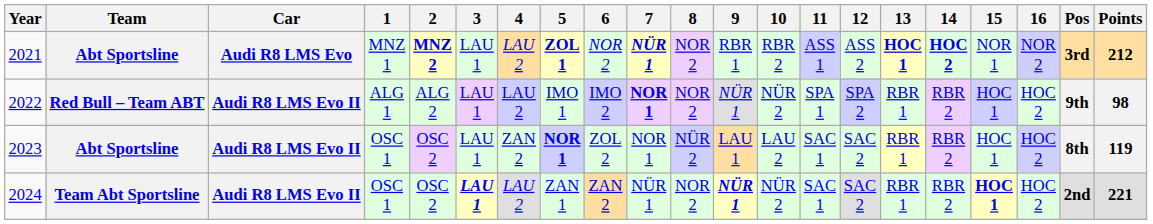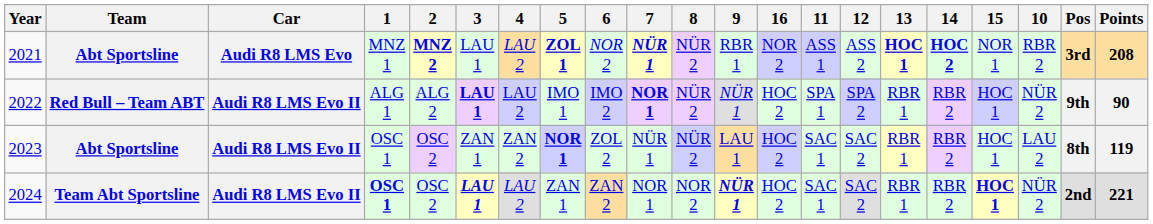columns swapped: (778, 17) <-> (1038, 17)
(693, 54) NOR 2 -> (694, 54) NÜR 2
(1120, 54) 212 -> (1121, 54) 208
(477, 101) normal -> (477, 101) bold
(693, 101) NOR 2 -> (694, 101) NÜR 2
(1120, 101) 98 -> (1121, 101) 90
(477, 148) LAU 1 -> (477, 148) ZAN 1
(649, 148) NOR 1 -> (650, 148) NÜR 1
(387, 195) normal -> (387, 195) bold
(649, 195) NÜR 1 -> (650, 195) NOR 1
